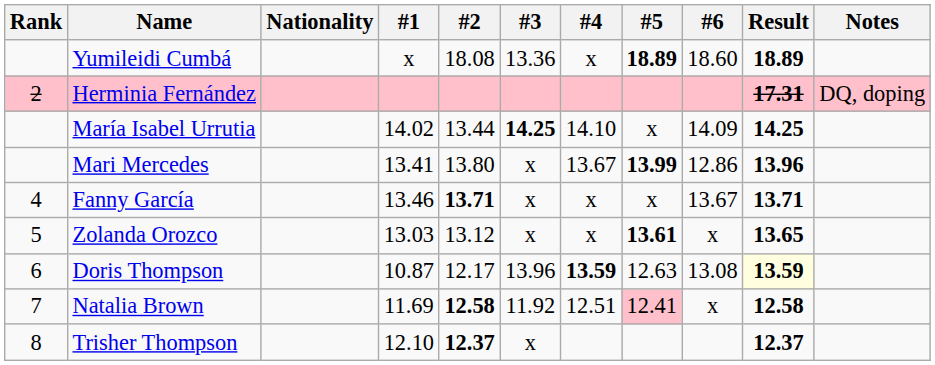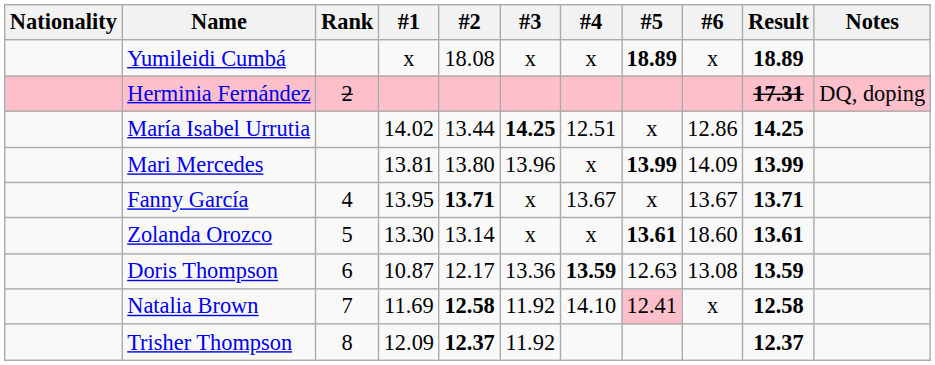columns swapped: (36, 22) <-> (320, 22)
(530, 57) 13.36 -> (530, 57) x
(712, 57) 18.60 -> (712, 57) x
(591, 128) 14.10 -> (591, 128) 12.51
(712, 128) 14.09 -> (712, 128) 12.86
(409, 164) 13.41 -> (409, 164) 13.81
(530, 164) x -> (530, 164) 13.96
(591, 164) 13.67 -> (591, 164) x
(712, 164) 12.86 -> (712, 164) 14.09
(779, 164) 13.96 -> (779, 164) 13.99
(409, 199) 13.46 -> (409, 199) 13.95
(591, 199) x -> (591, 199) 13.67
(409, 235) 13.03 -> (409, 235) 13.30
(470, 235) 13.12 -> (470, 235) 13.14
(712, 235) x -> (712, 235) 18.60
(779, 235) 13.65 -> (779, 235) 13.61
(530, 270) 13.96 -> (530, 270) 13.36
(779, 270) lightyellow background -> (779, 270) no background
(591, 306) 12.51 -> (591, 306) 14.10
(409, 341) 12.10 -> (409, 341) 12.09
(530, 341) x -> (530, 341) 11.92
